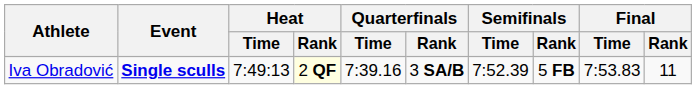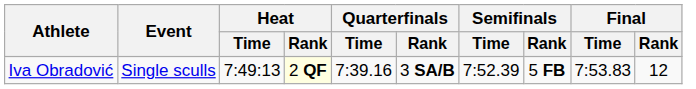(173, 71) bold -> (169, 71) normal
(668, 71) 11 -> (659, 71) 12
